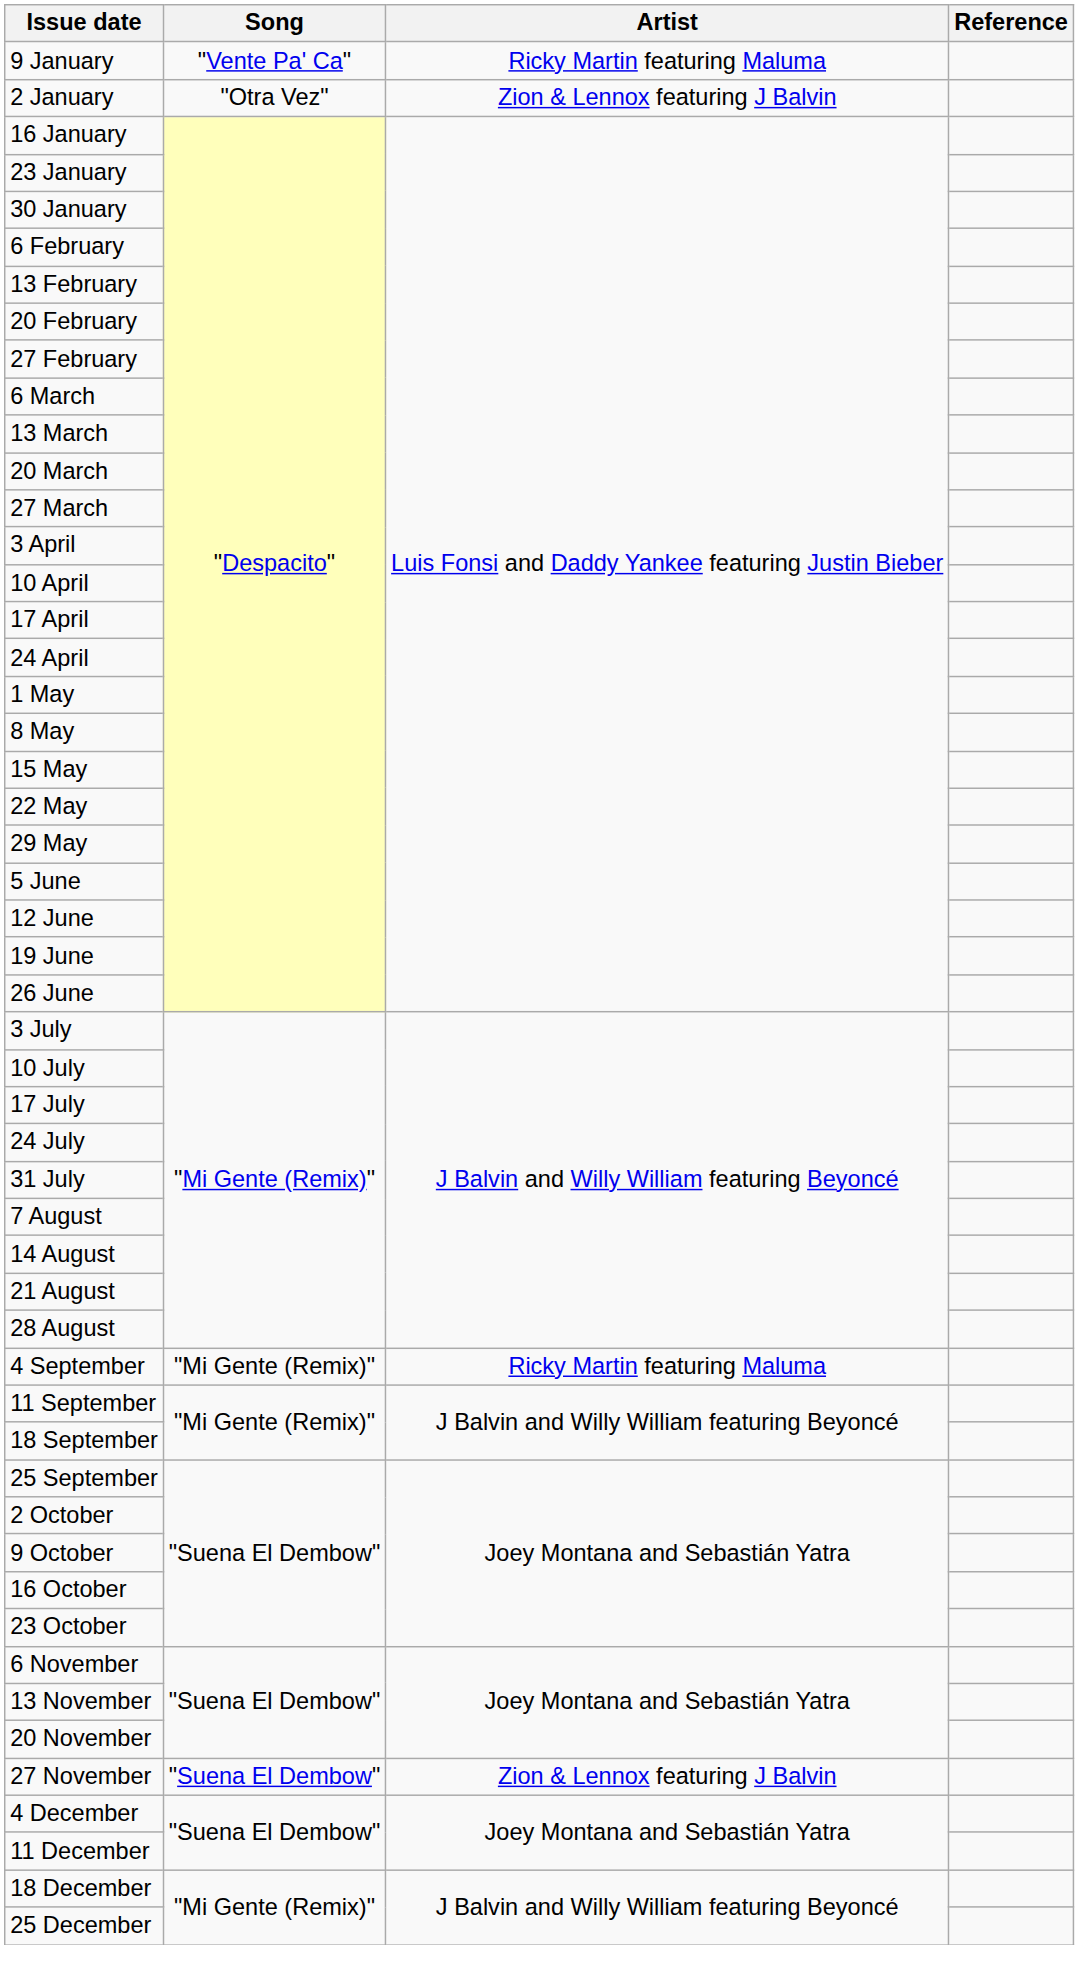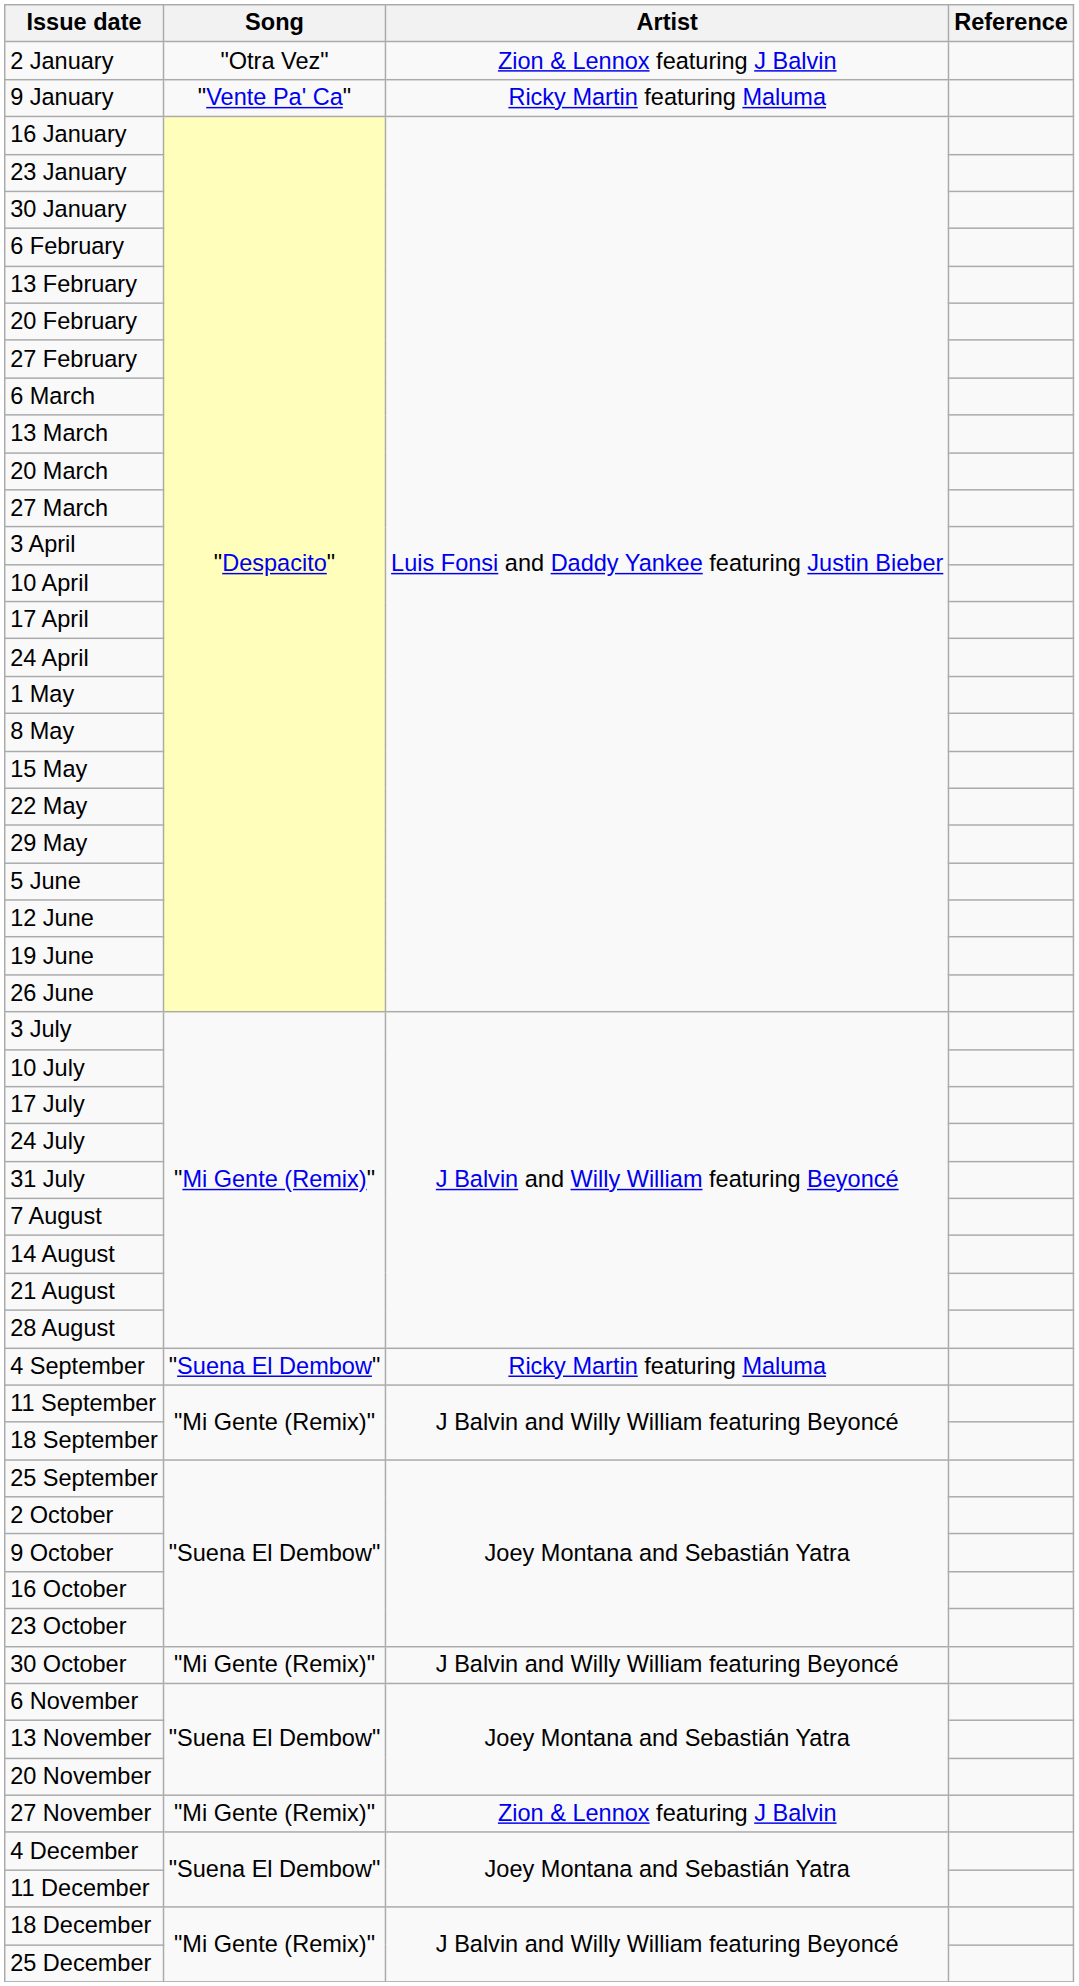rows swapped: (62, 97) <-> (62, 60)
(275, 1365) "Mi Gente (Remix)" -> (275, 1365) "Suena El Dembow"
+ row: (68, 1664)
(275, 1776) "Suena El Dembow" -> (275, 1813) "Mi Gente (Remix)"
